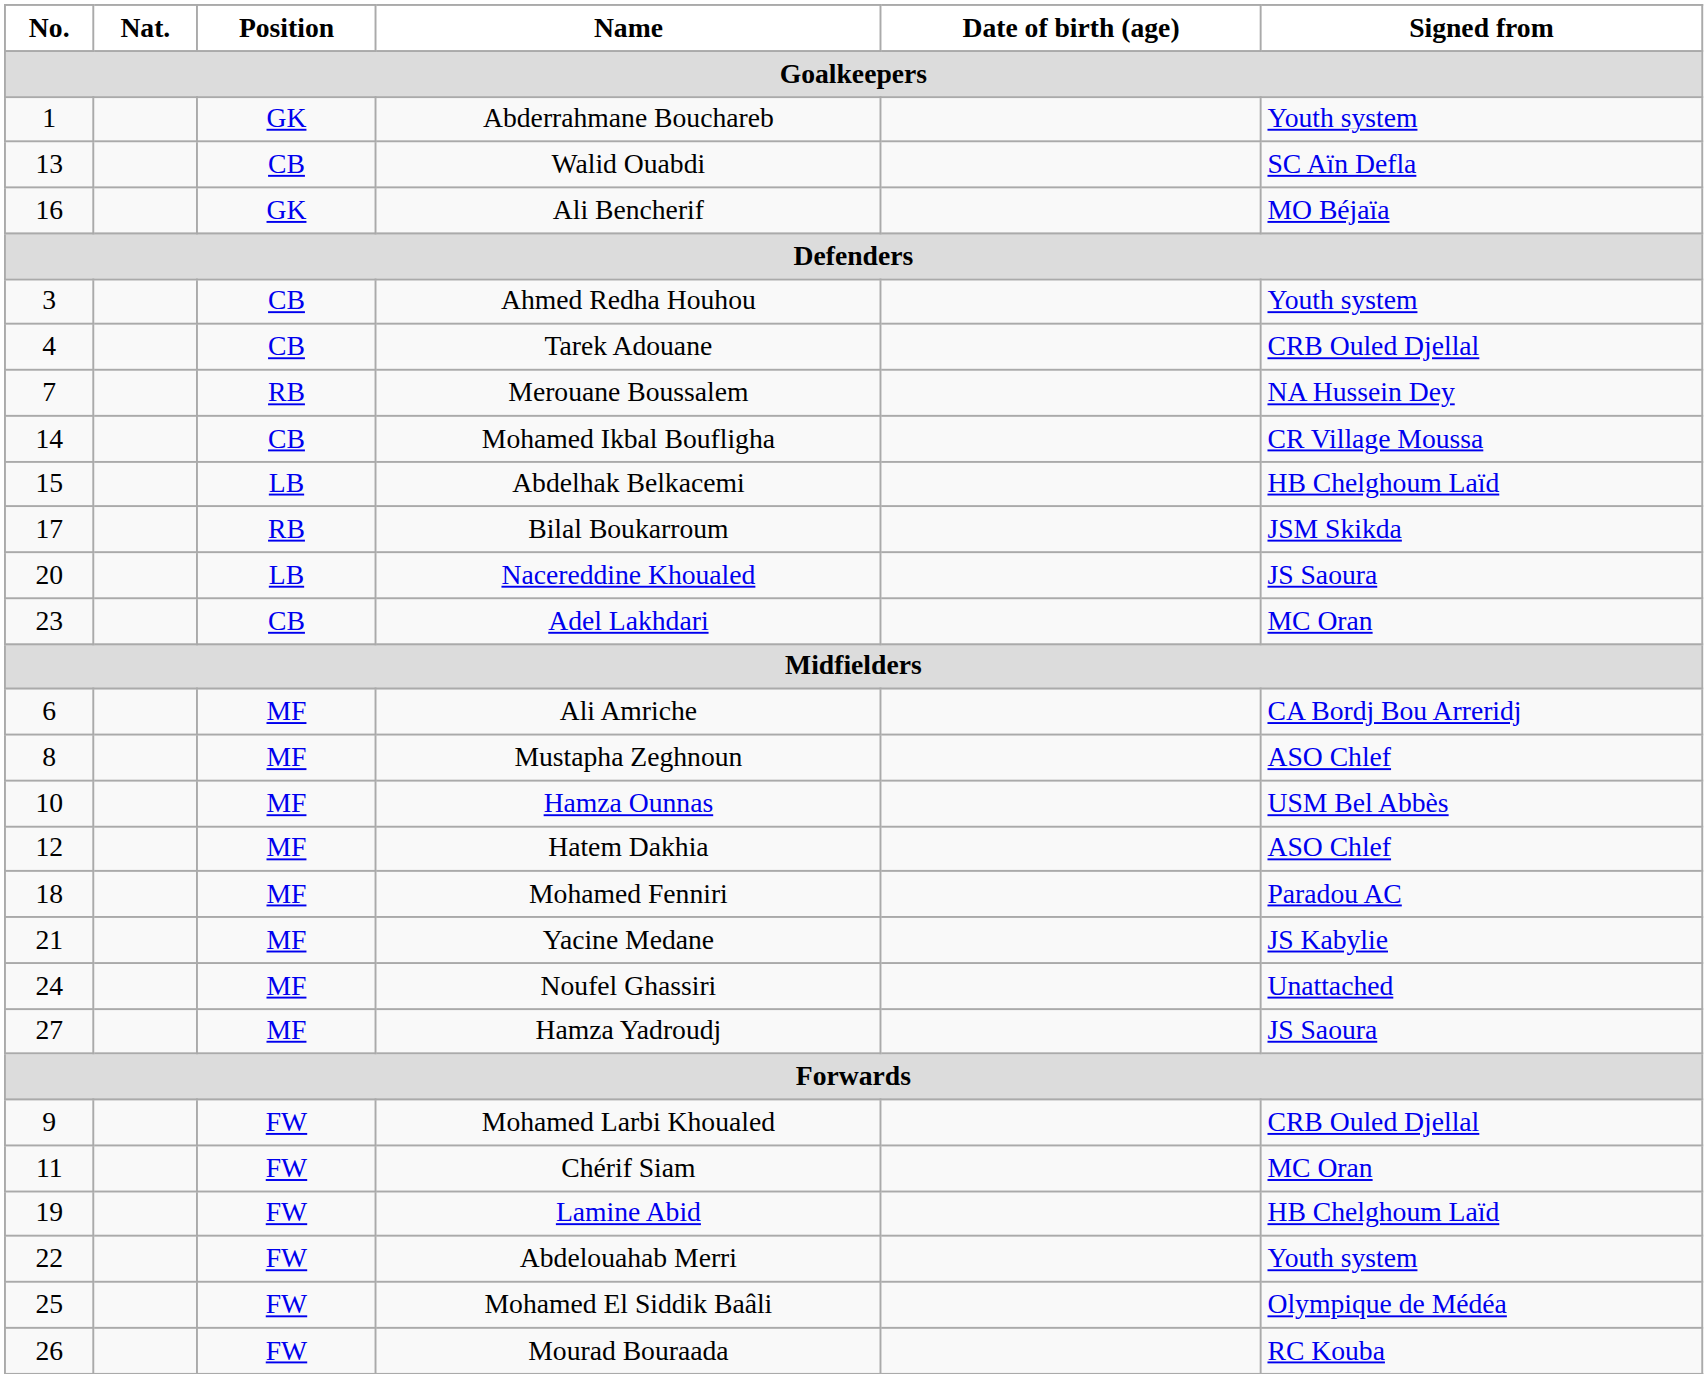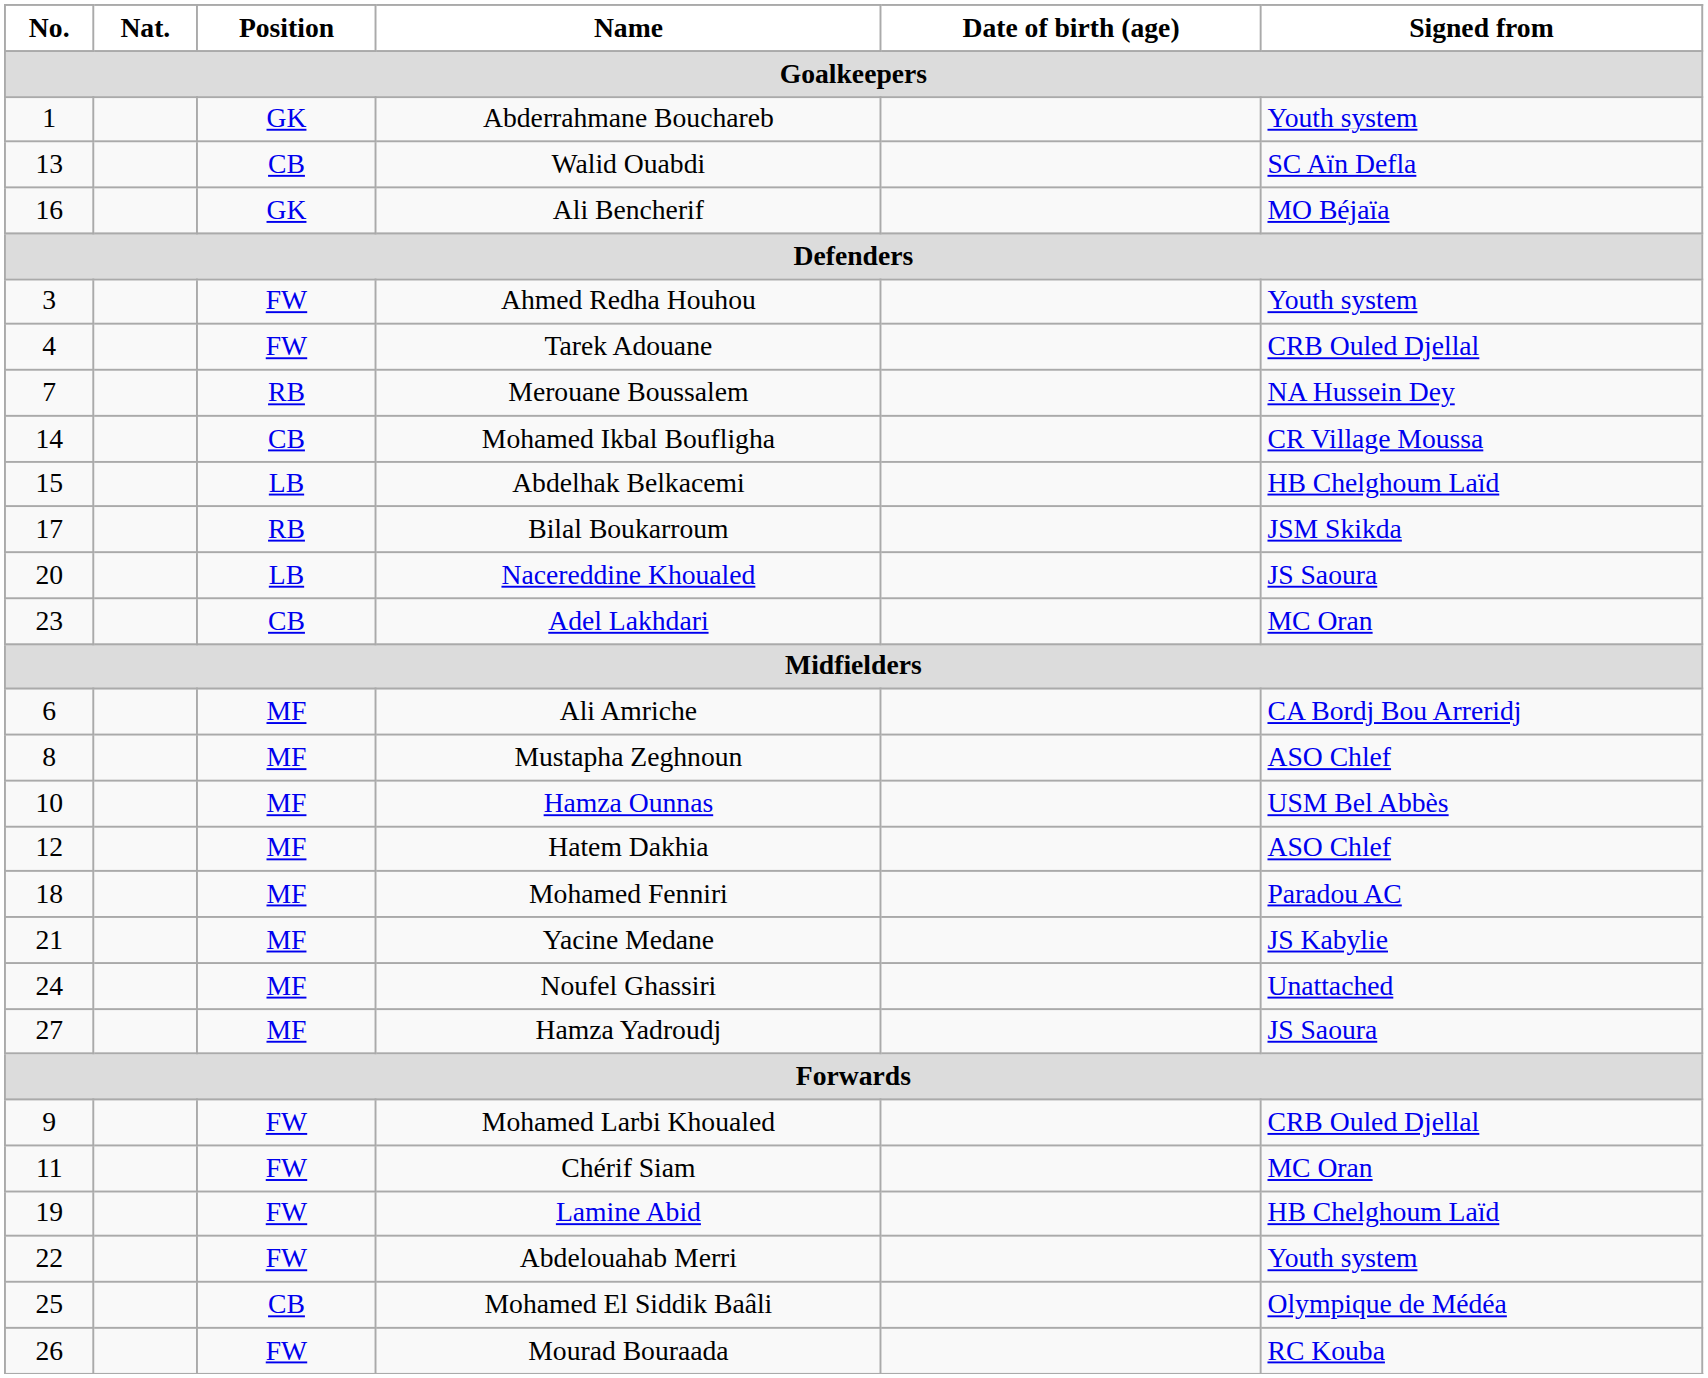(286, 301) CB -> (286, 301) FW
(286, 346) CB -> (286, 346) FW
(286, 1304) FW -> (286, 1304) CB
